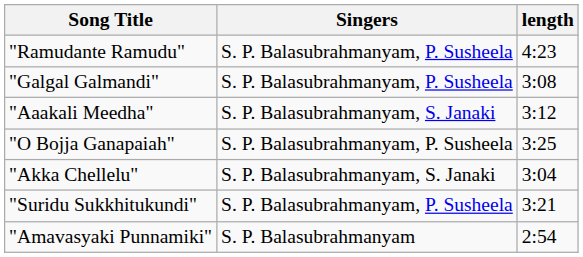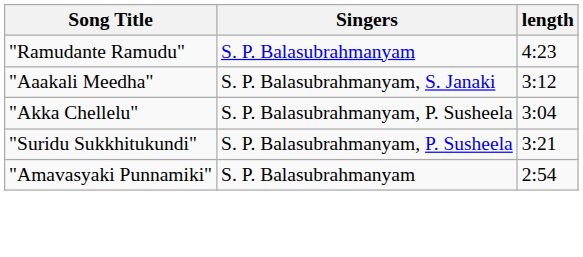(367, 50) S. P. Balasubrahmanyam, P. Susheela -> (318, 50) S. P. Balasubrahmanyam
- row: (84, 81)
- row: (92, 143)
(358, 174) S. P. Balasubrahmanyam, S. Janaki -> (367, 112) S. P. Balasubrahmanyam, P. Susheela
